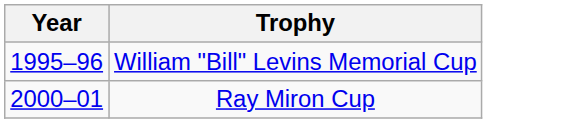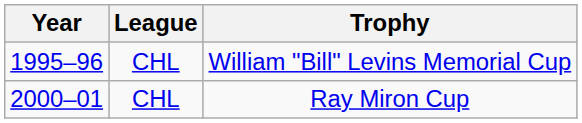+ column: (156, 23)
